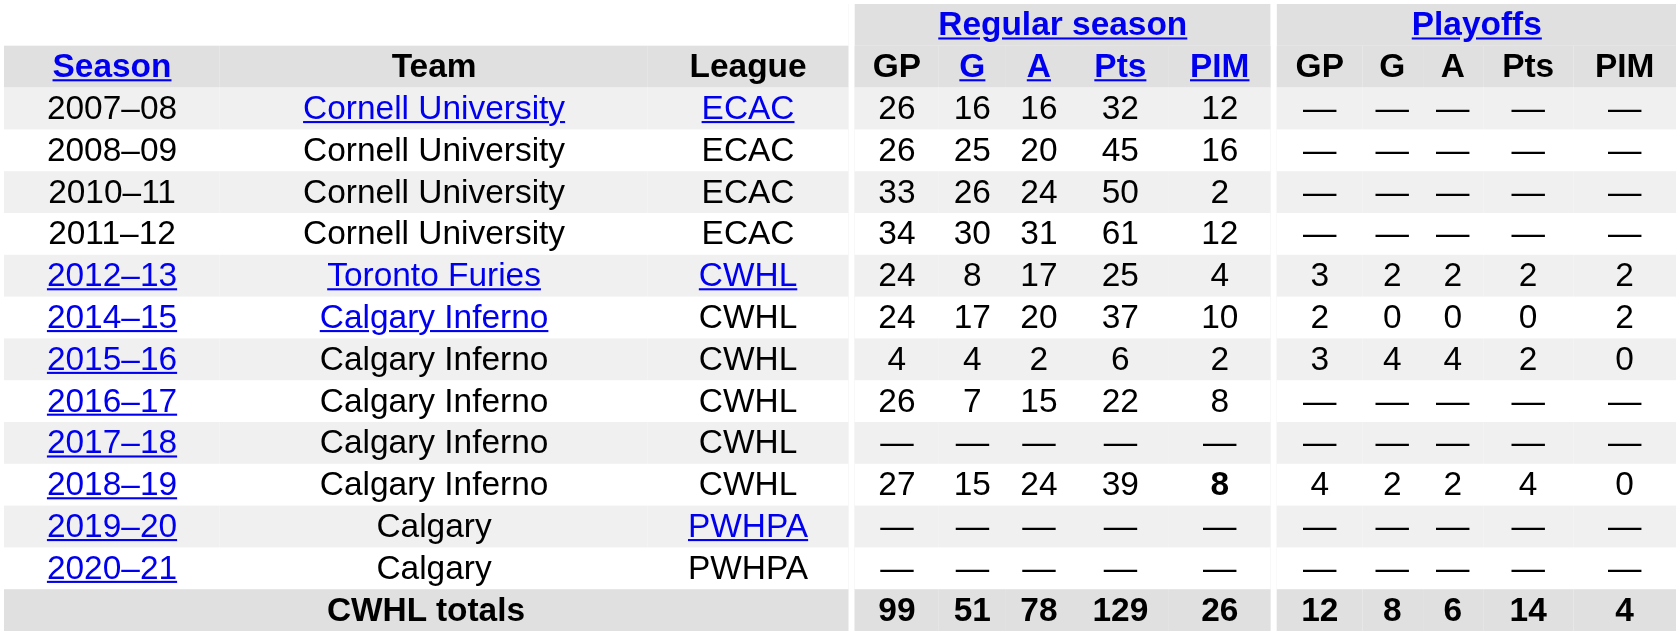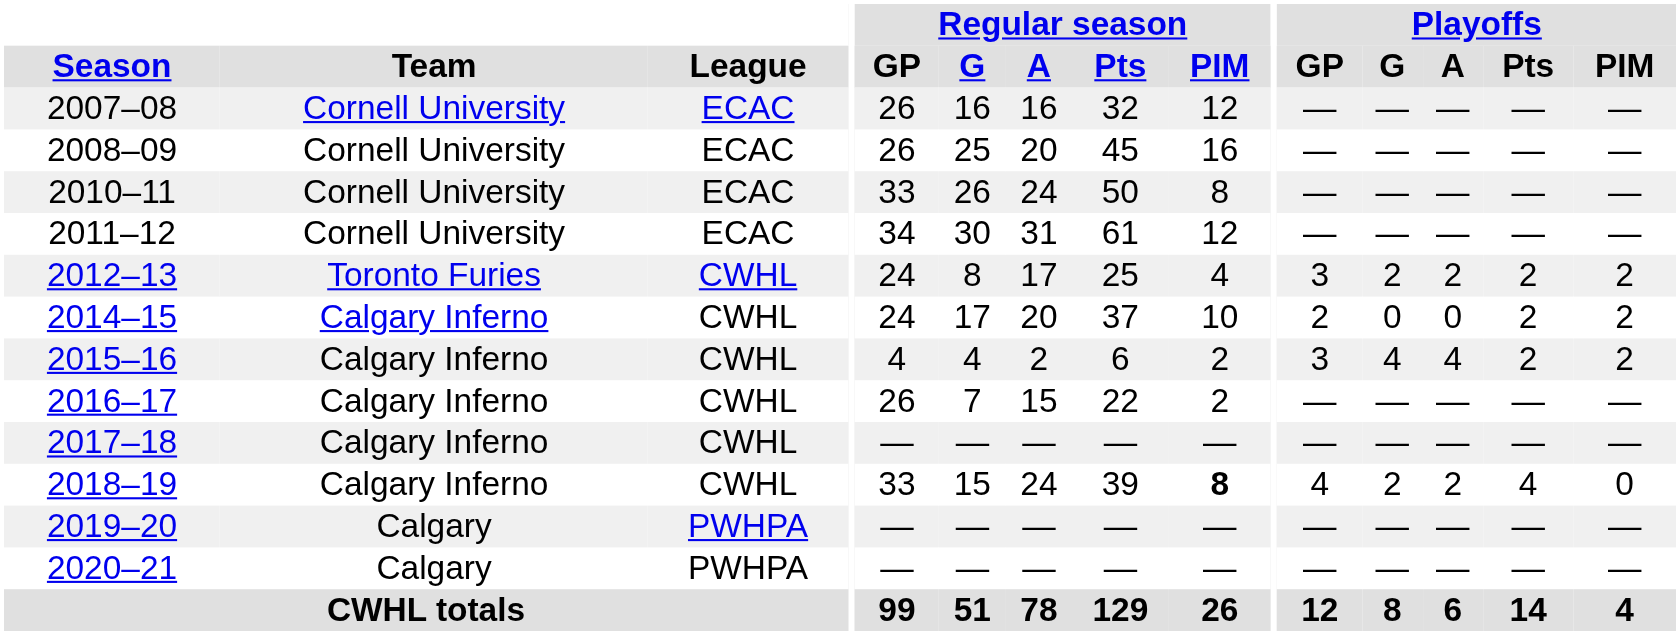(1220, 191) 2 -> (1220, 191) 8
(1528, 316) 0 -> (1528, 316) 2
(1625, 358) 0 -> (1625, 358) 2
(1220, 400) 8 -> (1220, 400) 2
(897, 484) 27 -> (897, 484) 33
